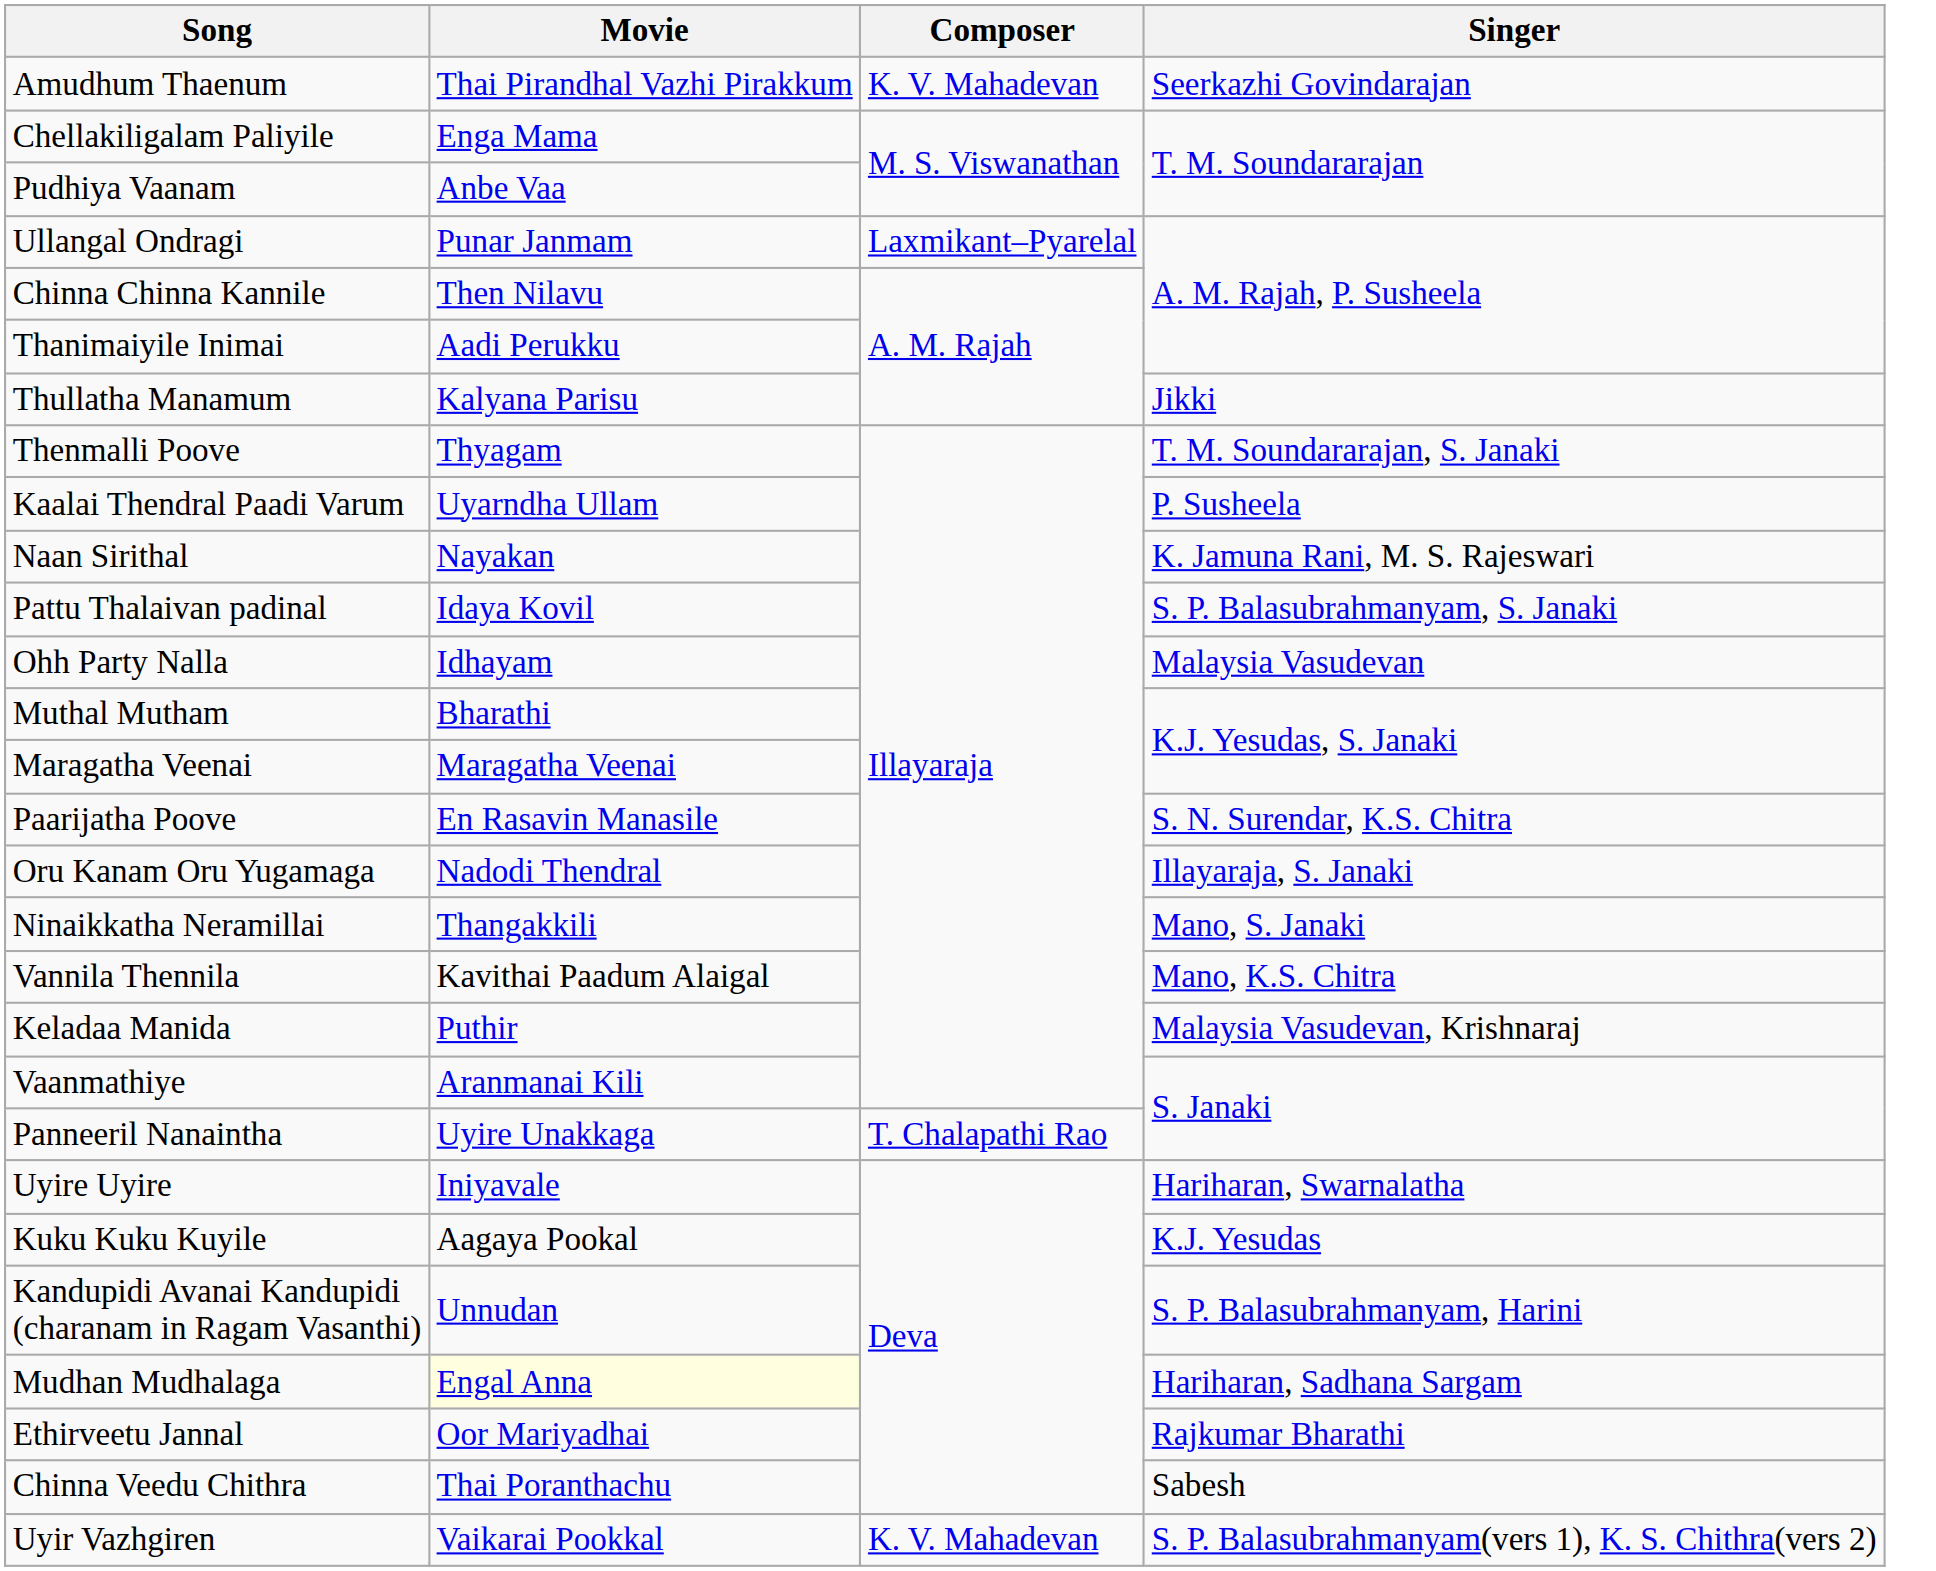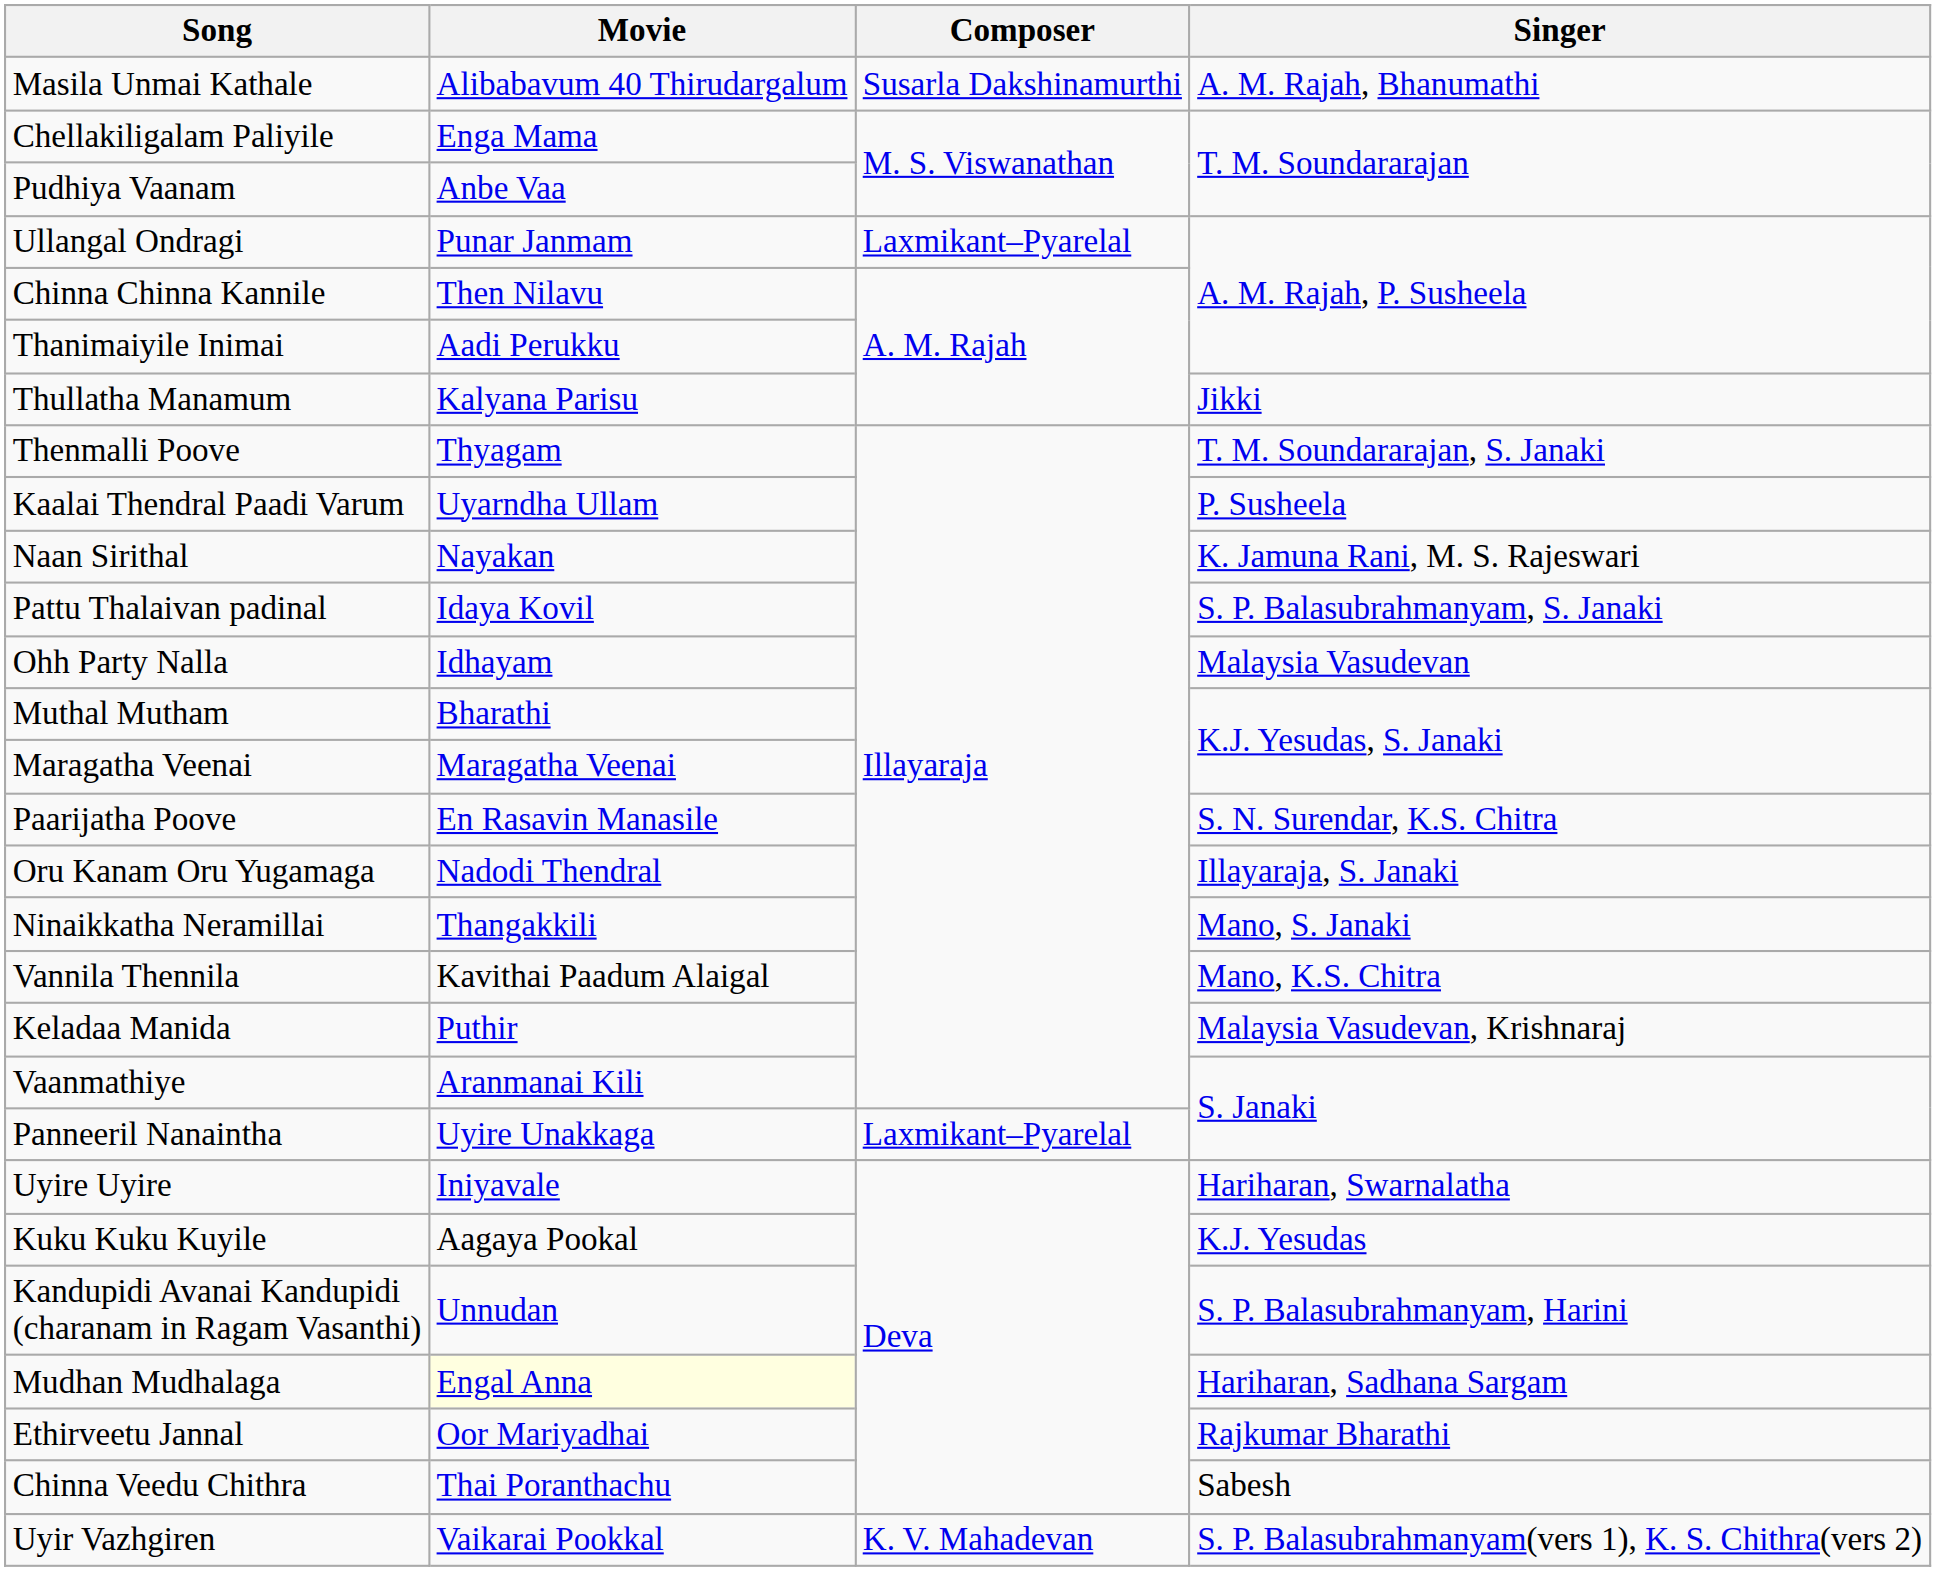- row: (150, 83)
+ row: (163, 83)
(988, 1133) T. Chalapathi Rao -> (997, 1133) Laxmikant–Pyarelal
